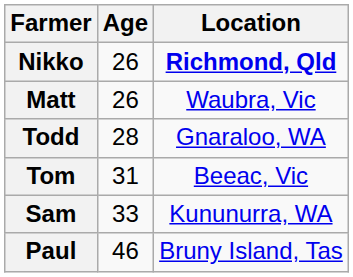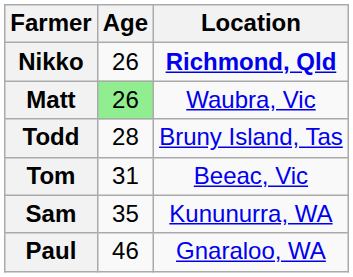(125, 99) no background -> (125, 99) lightgreen background
(251, 137) Gnaraloo, WA -> (251, 137) Bruny Island, Tas
(125, 213) 33 -> (125, 213) 35
(251, 251) Bruny Island, Tas -> (251, 251) Gnaraloo, WA
